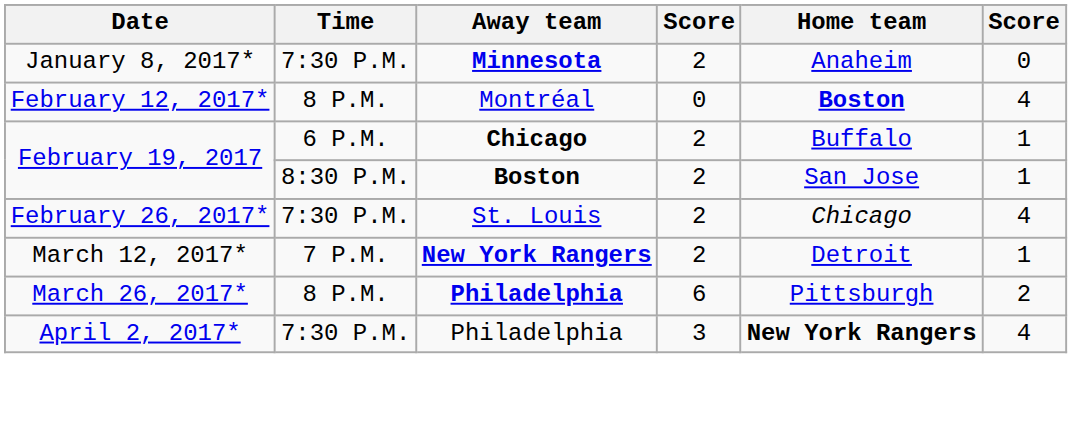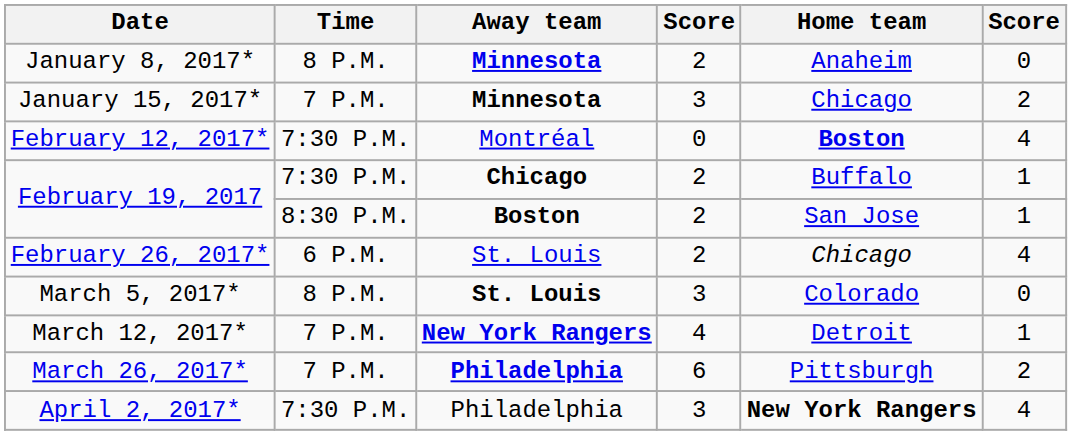(346, 63) 7:30 P.M. -> (346, 63) 8 P.M.
+ row: (140, 102)
(346, 102) 8 P.M. -> (346, 141) 7:30 P.M.
(346, 141) 6 P.M. -> (346, 179) 7:30 P.M.
(346, 218) 7:30 P.M. -> (346, 257) 6 P.M.
+ row: (140, 295)
(699, 257) 2 -> (699, 334) 4
(346, 295) 8 P.M. -> (346, 373) 7 P.M.
